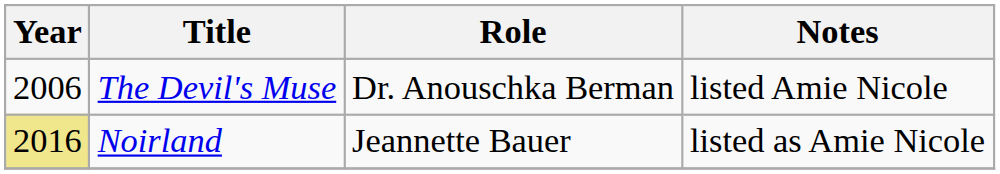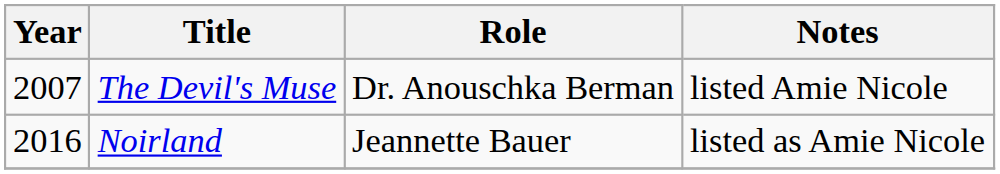(47, 86) 2006 -> (47, 86) 2007
(47, 140) khaki background -> (47, 140) no background
